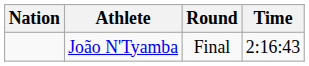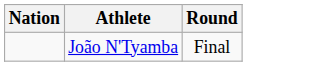- column: (273, 18)
